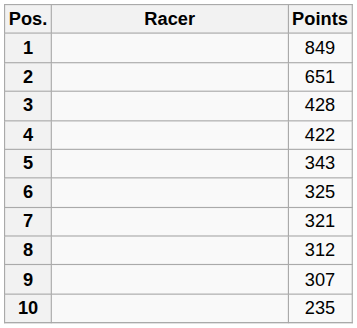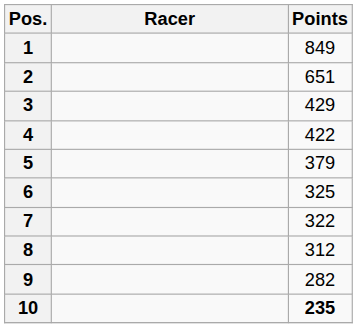(320, 105) 428 -> (320, 105) 429
(320, 163) 343 -> (320, 163) 379
(320, 221) 321 -> (320, 221) 322
(320, 279) 307 -> (320, 279) 282
(320, 308) normal -> (320, 308) bold
